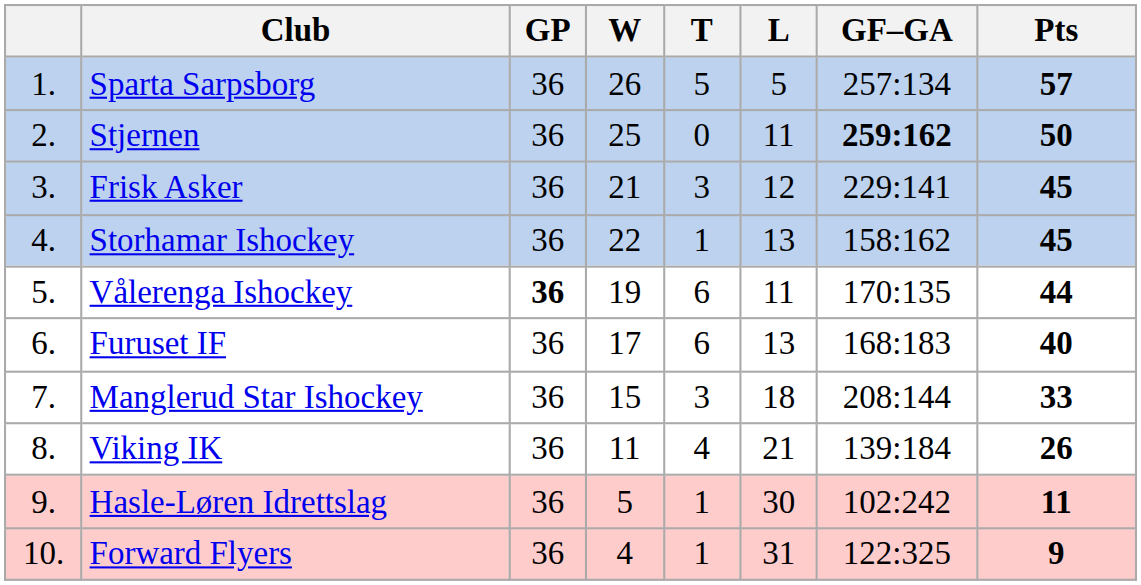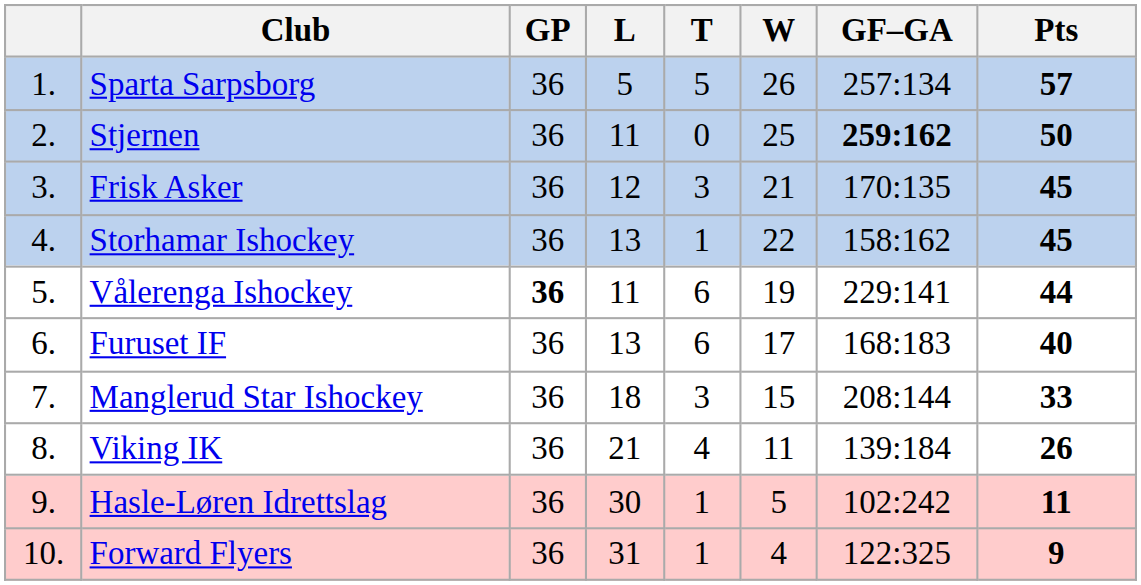columns swapped: (625, 30) <-> (779, 30)
(897, 187) 229:141 -> (897, 187) 170:135
(897, 291) 170:135 -> (897, 291) 229:141
